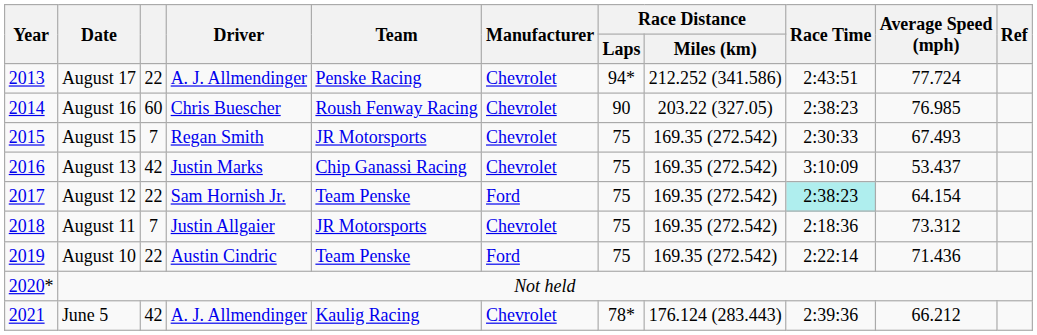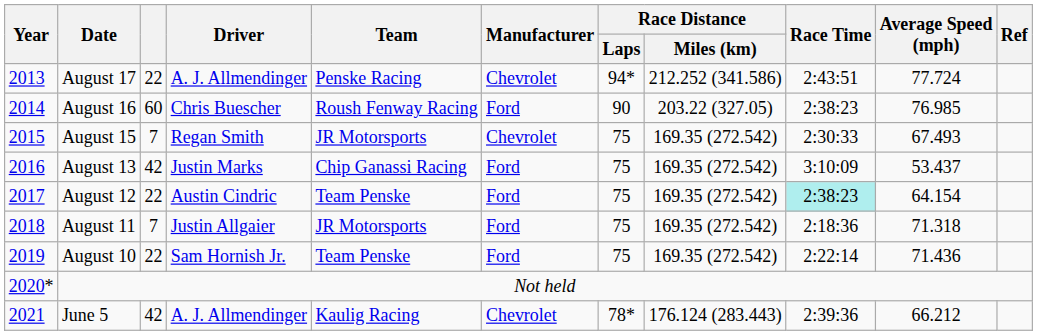(521, 108) Chevrolet -> (503, 108) Ford
(521, 167) Chevrolet -> (503, 167) Ford
(228, 196) Sam Hornish Jr. -> (224, 196) Austin Cindric
(521, 226) Chevrolet -> (503, 226) Ford
(936, 226) 73.312 -> (936, 226) 71.318
(224, 256) Austin Cindric -> (228, 256) Sam Hornish Jr.
